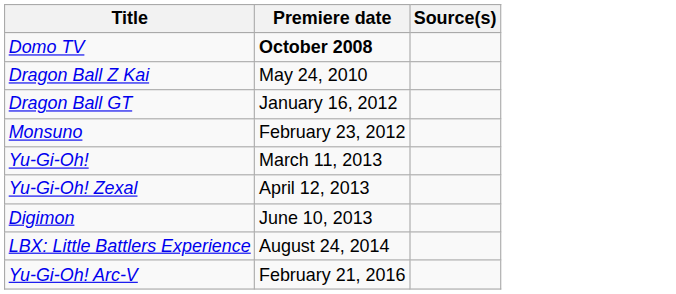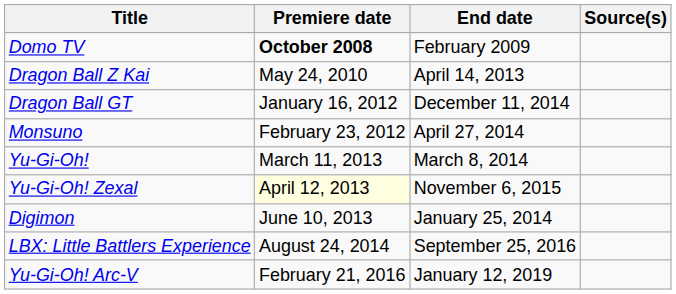+ column: (495, 18)
(314, 189) no background -> (314, 189) lightyellow background
